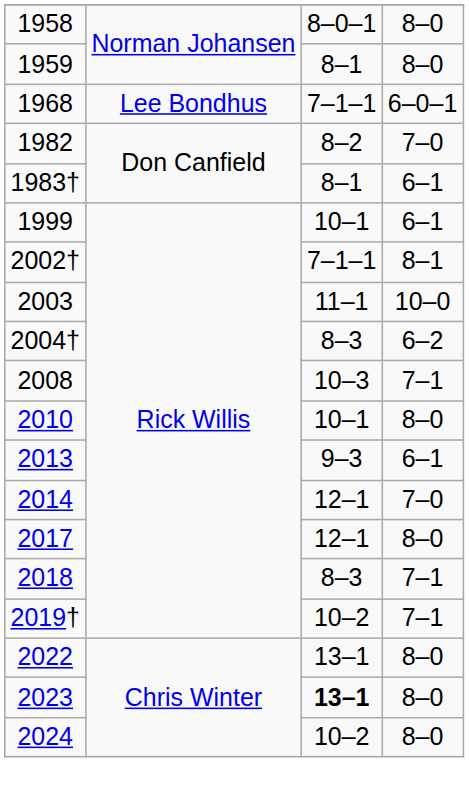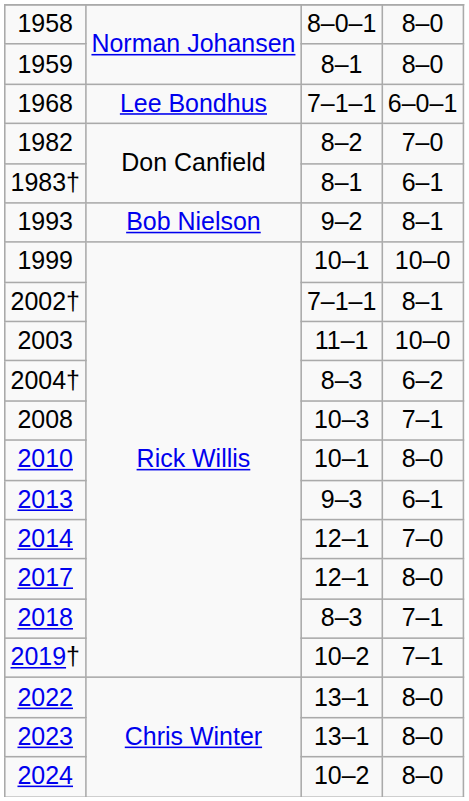+ row: (45, 222)
(423, 222) 6–1 -> (423, 261) 10–0
(342, 697) bold -> (342, 736) normal
